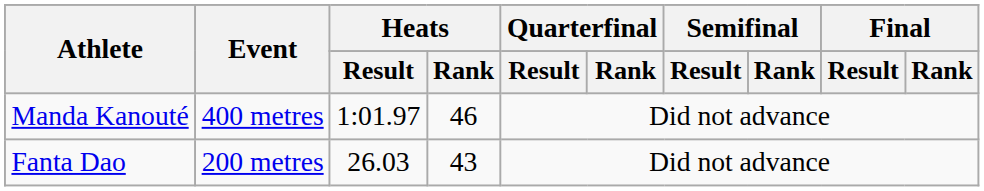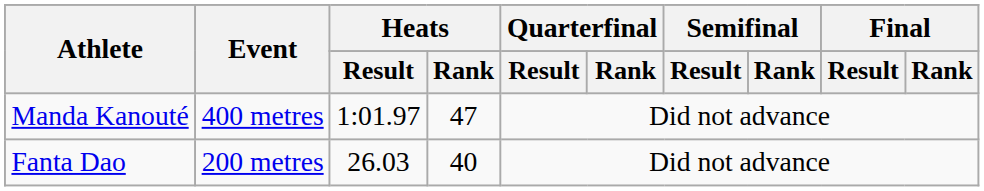(464, 116) 46 -> (464, 116) 47
(464, 162) 43 -> (464, 162) 40
